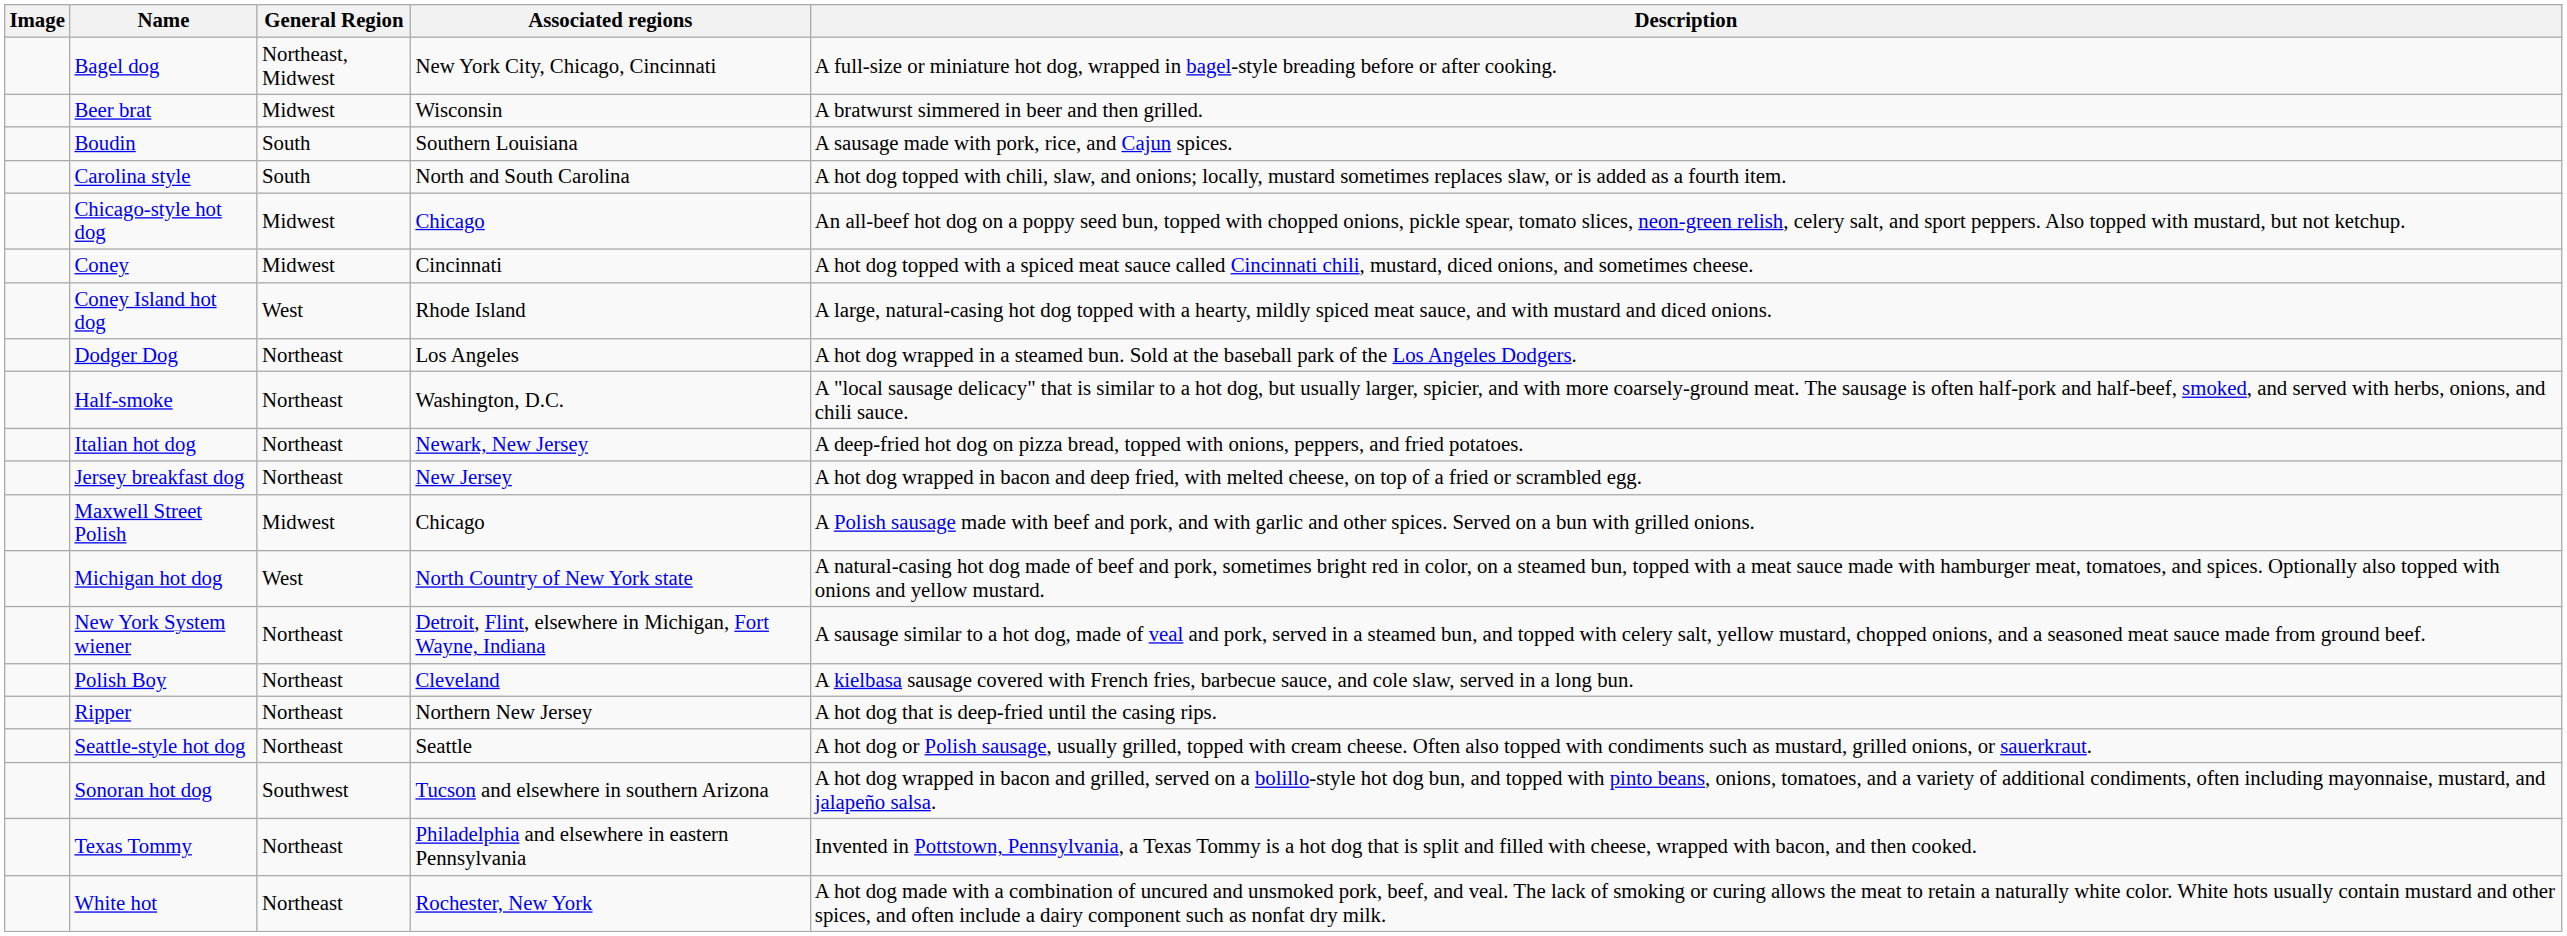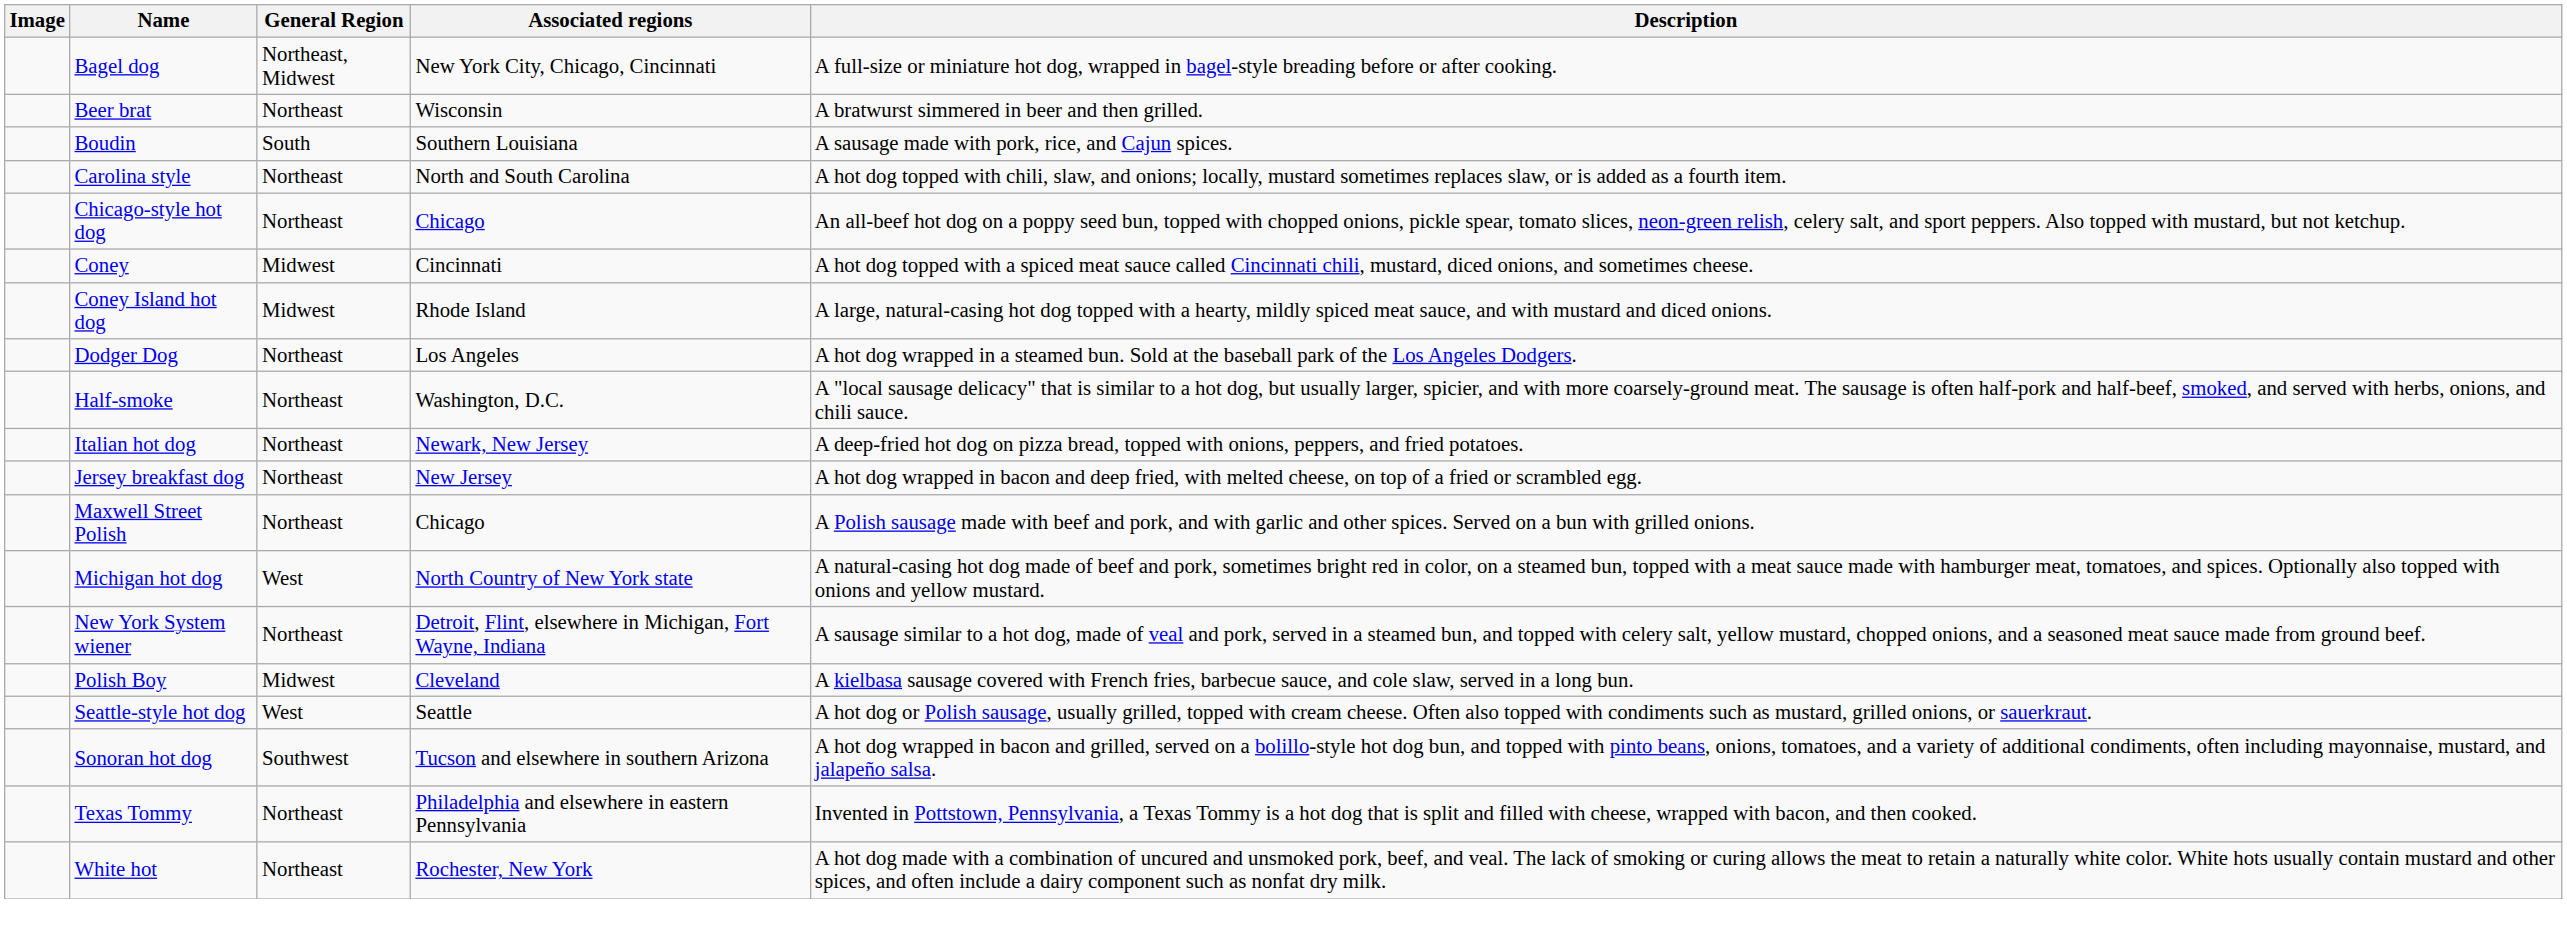(298, 110) Midwest -> (302, 110) Northeast
(286, 176) South -> (302, 176) Northeast
(298, 221) Midwest -> (302, 221) Northeast
(283, 310) West -> (298, 310) Midwest
(298, 522) Midwest -> (302, 522) Northeast
(302, 679) Northeast -> (298, 679) Midwest
- row: (103, 712)
(302, 745) Northeast -> (283, 712) West
